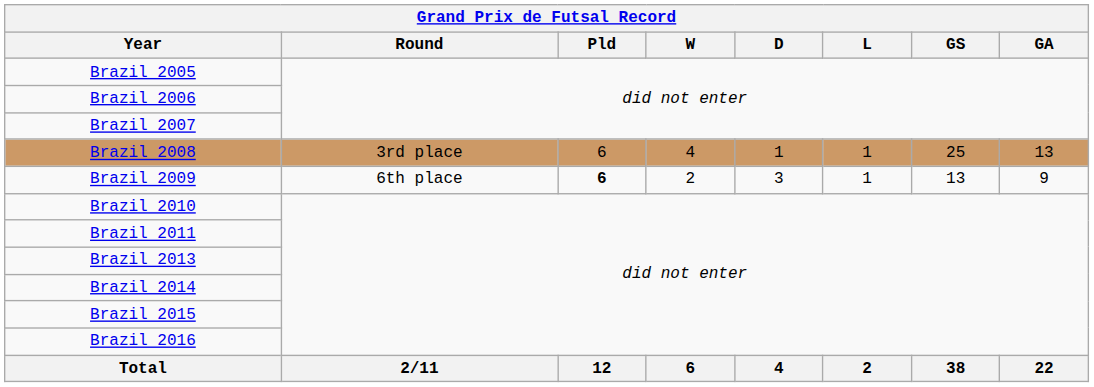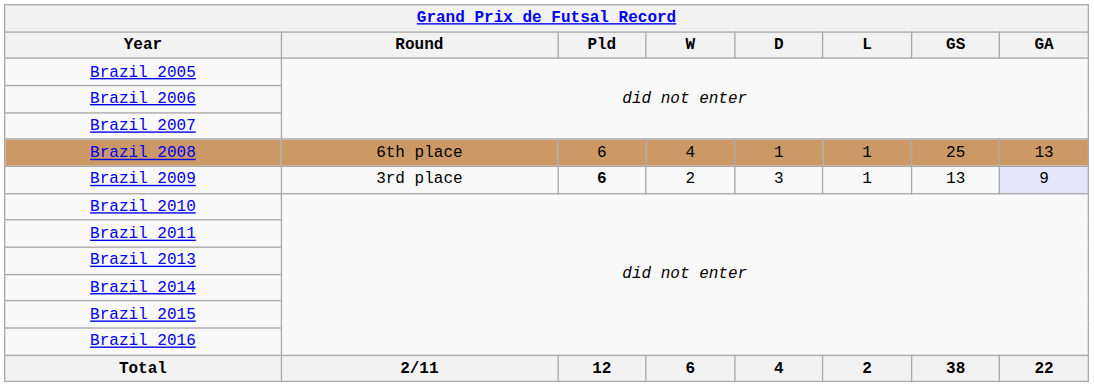(419, 152) 3rd place -> (419, 152) 6th place
(419, 179) 6th place -> (419, 179) 3rd place
(1044, 179) no background -> (1044, 179) lavender background
